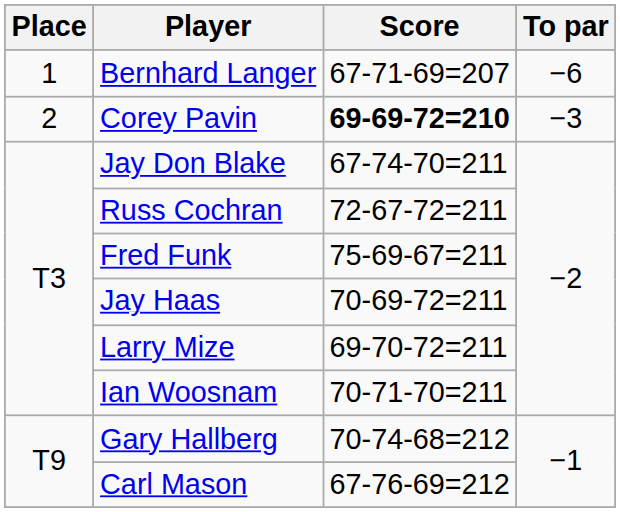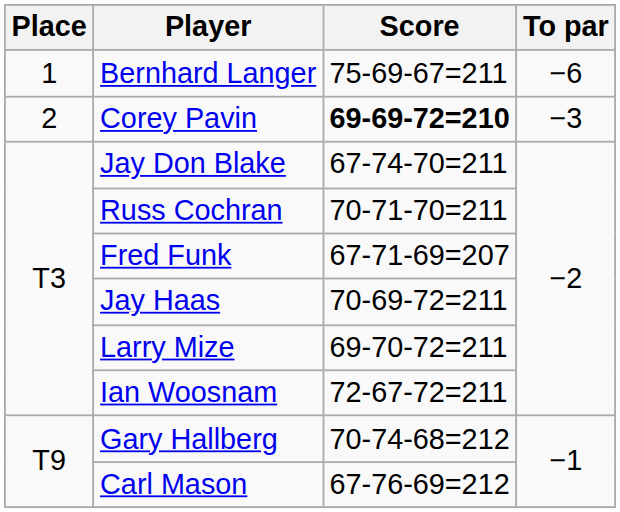(420, 73) 67-71-69=207 -> (419, 73) 75-69-67=211
(419, 210) 72-67-72=211 -> (419, 210) 70-71-70=211
(419, 255) 75-69-67=211 -> (420, 255) 67-71-69=207
(419, 392) 70-71-70=211 -> (419, 392) 72-67-72=211
